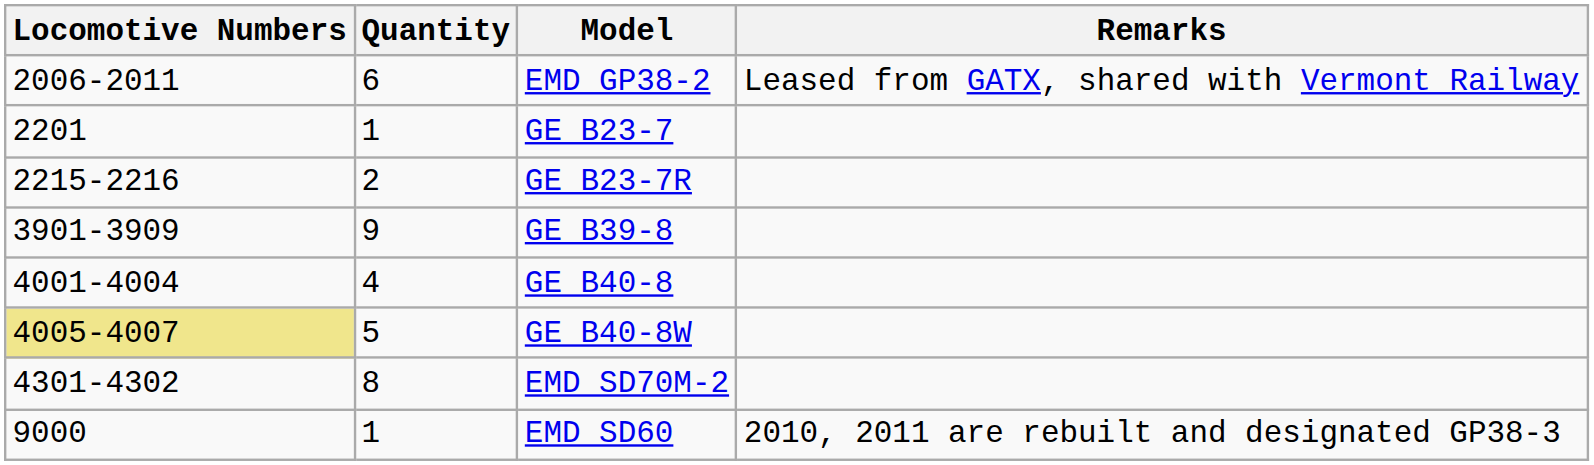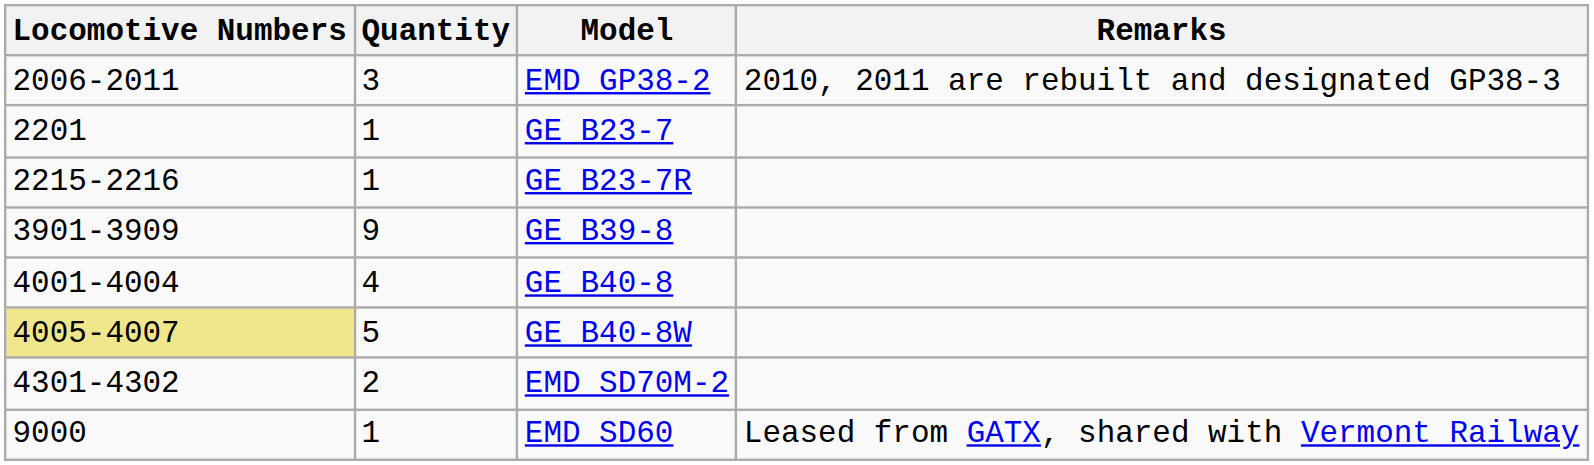(371, 81) 6 -> (371, 81) 3
(1162, 81) Leased from GATX, shared with Vermont Railway -> (1152, 81) 2010, 2011 are rebuilt and designated GP38-3
(371, 182) 2 -> (371, 182) 1
(371, 383) 8 -> (371, 383) 2
(1152, 434) 2010, 2011 are rebuilt and designated GP38-3 -> (1162, 434) Leased from GATX, shared with Vermont Railway
